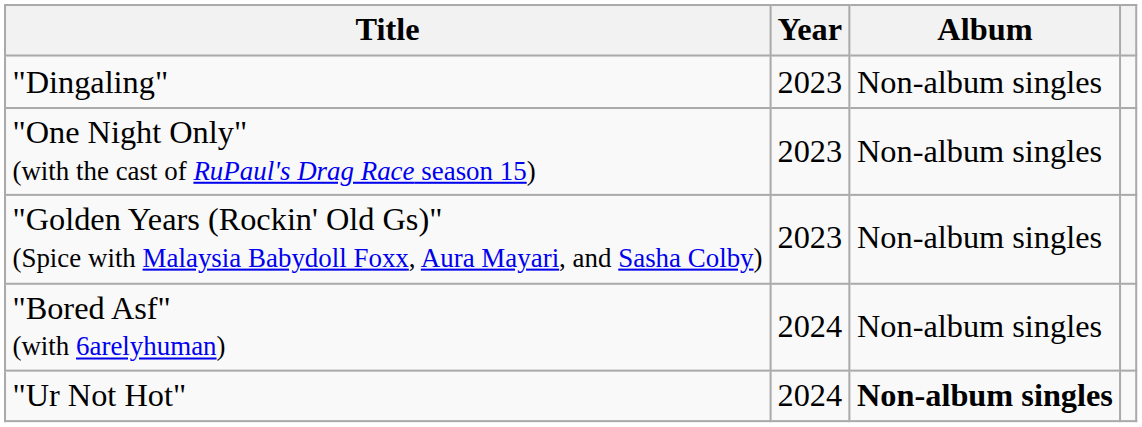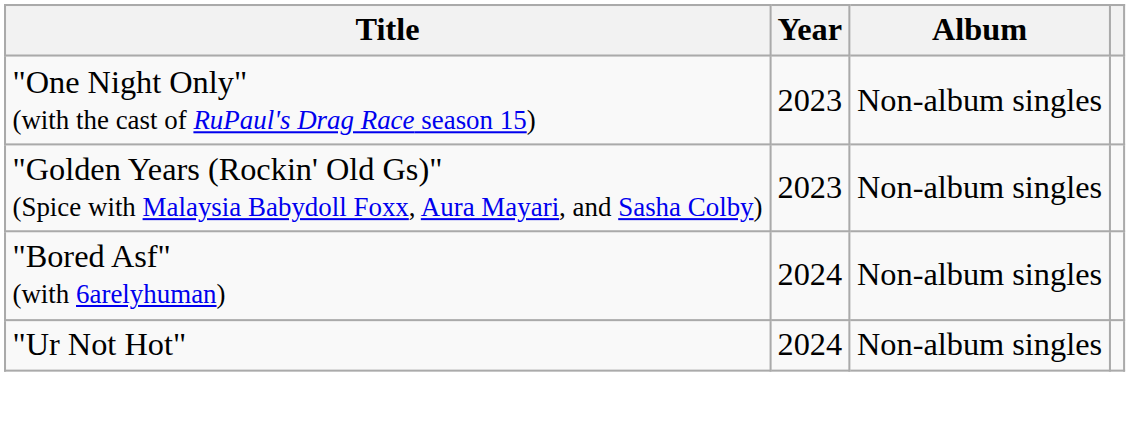- row: (90, 81)
(985, 395) bold -> (980, 344) normal
